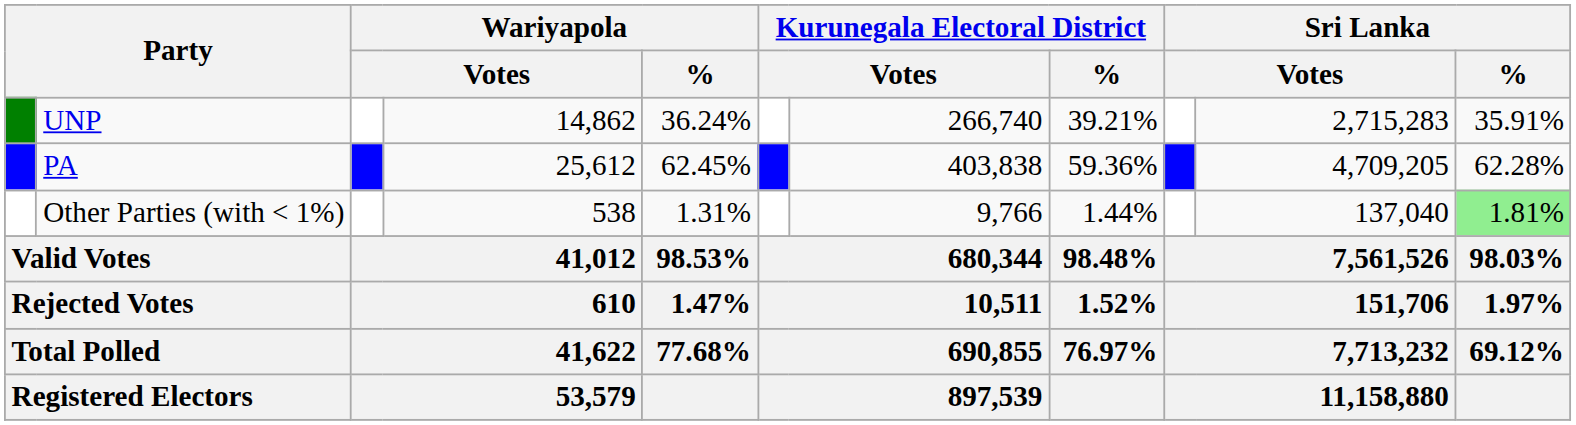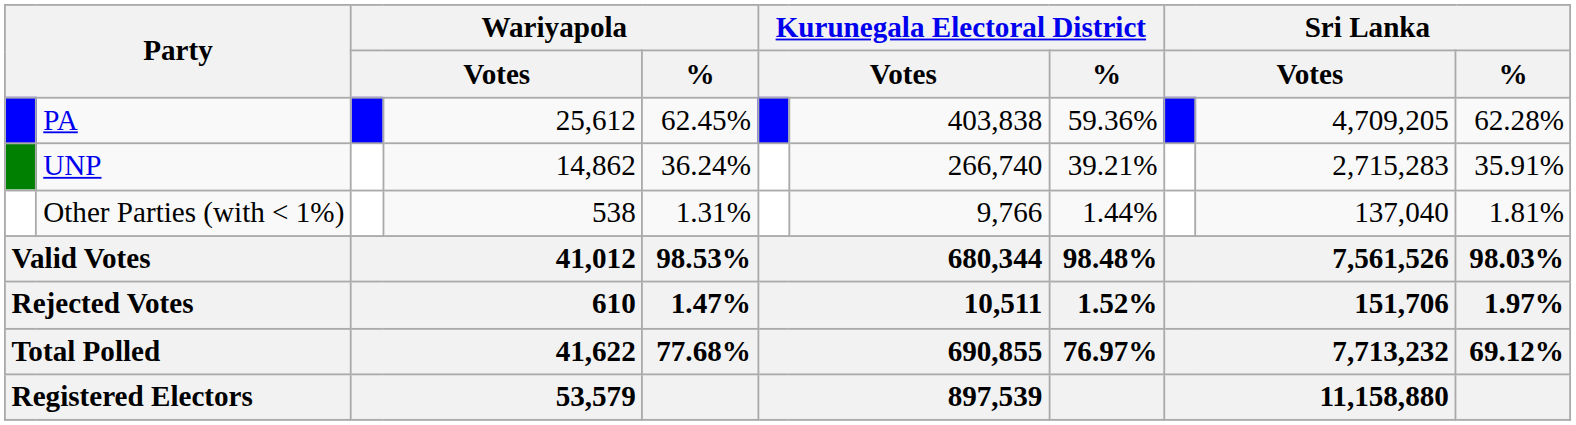rows swapped: (61, 166) <-> (72, 119)
(1526, 212) lightgreen background -> (1526, 212) no background
